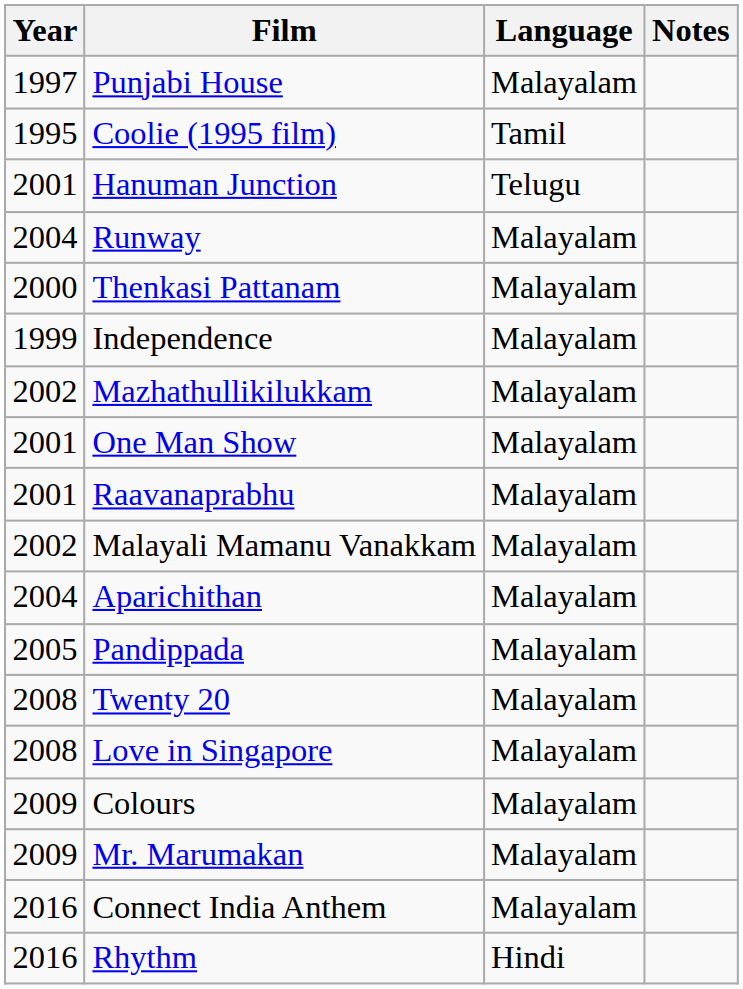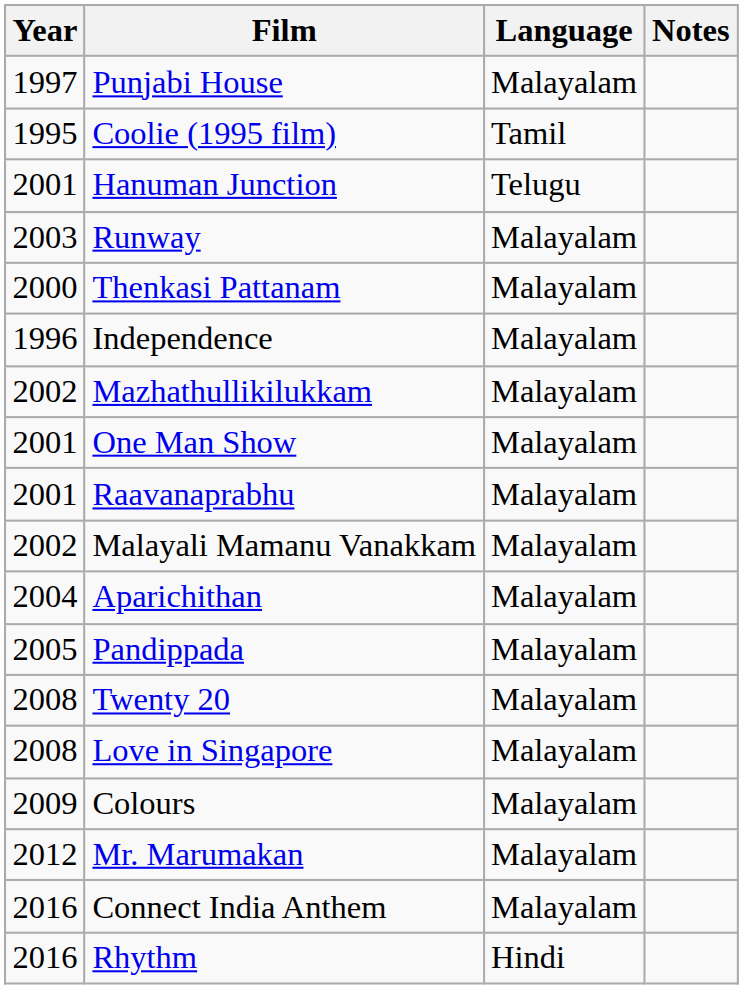(45, 236) 2004 -> (45, 236) 2003
(45, 339) 1999 -> (45, 339) 1996
(45, 854) 2009 -> (45, 854) 2012
